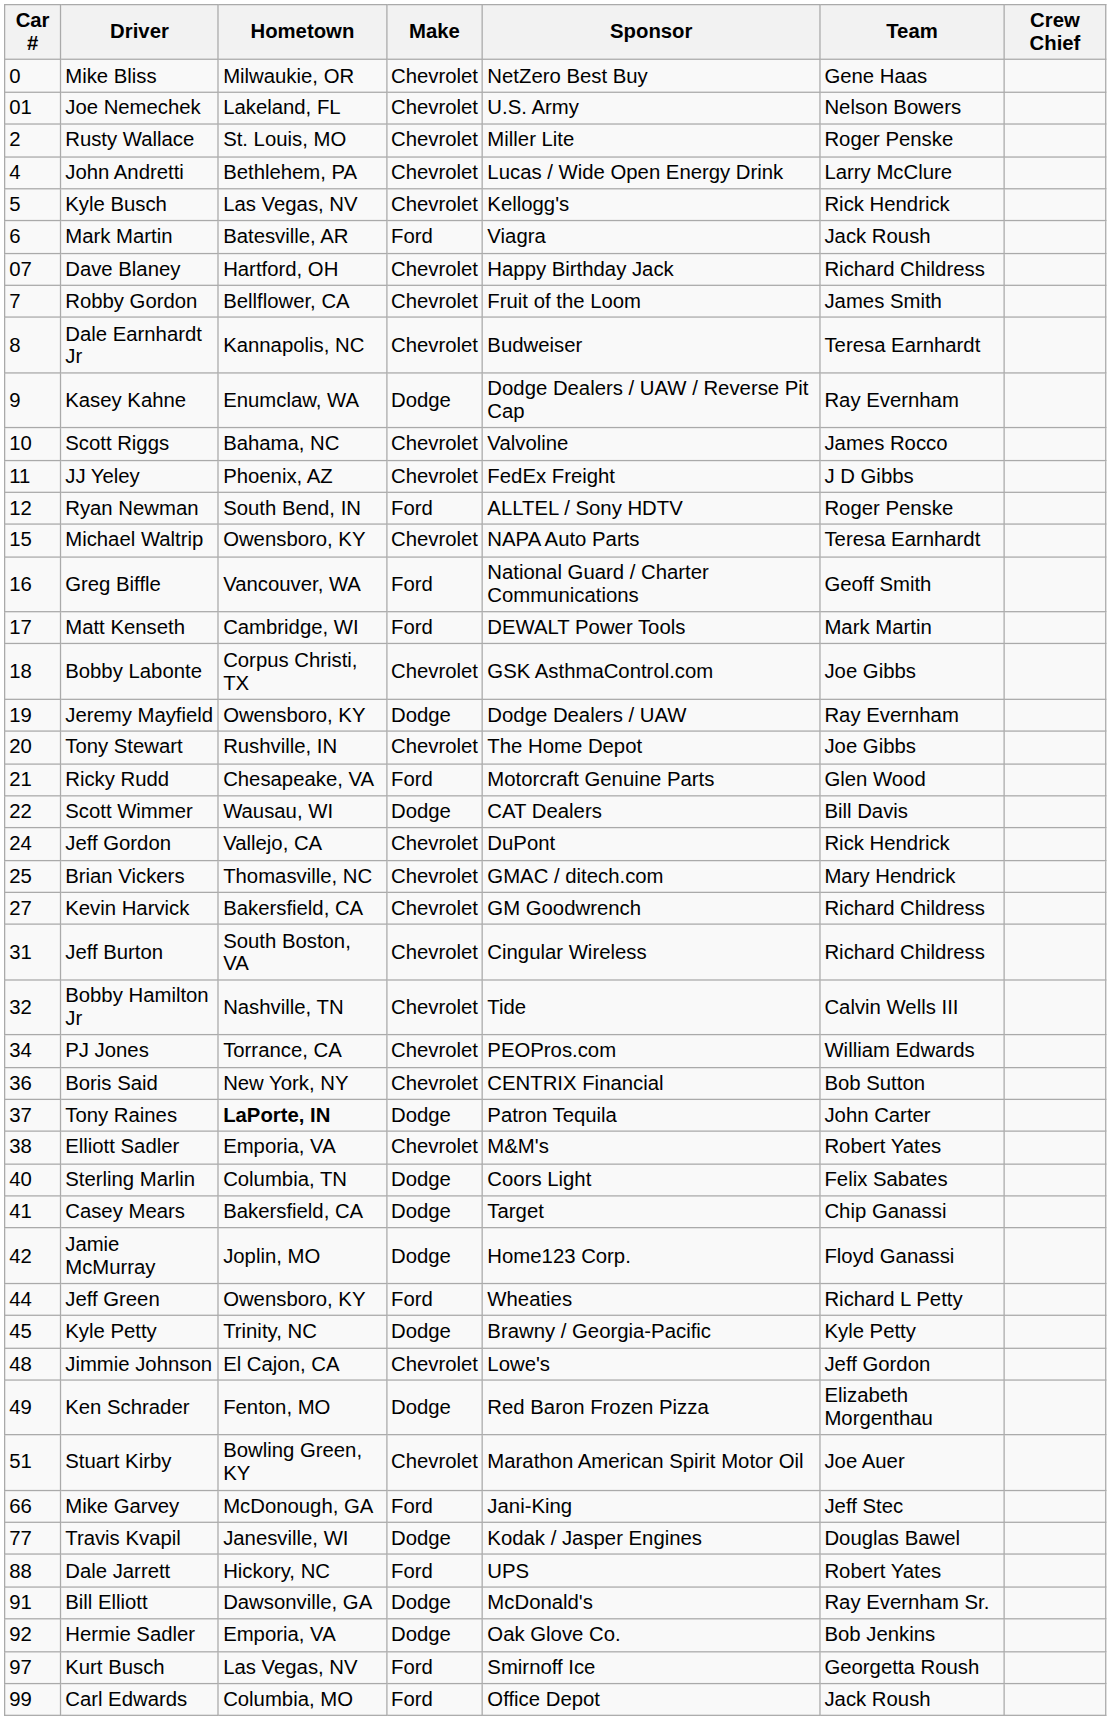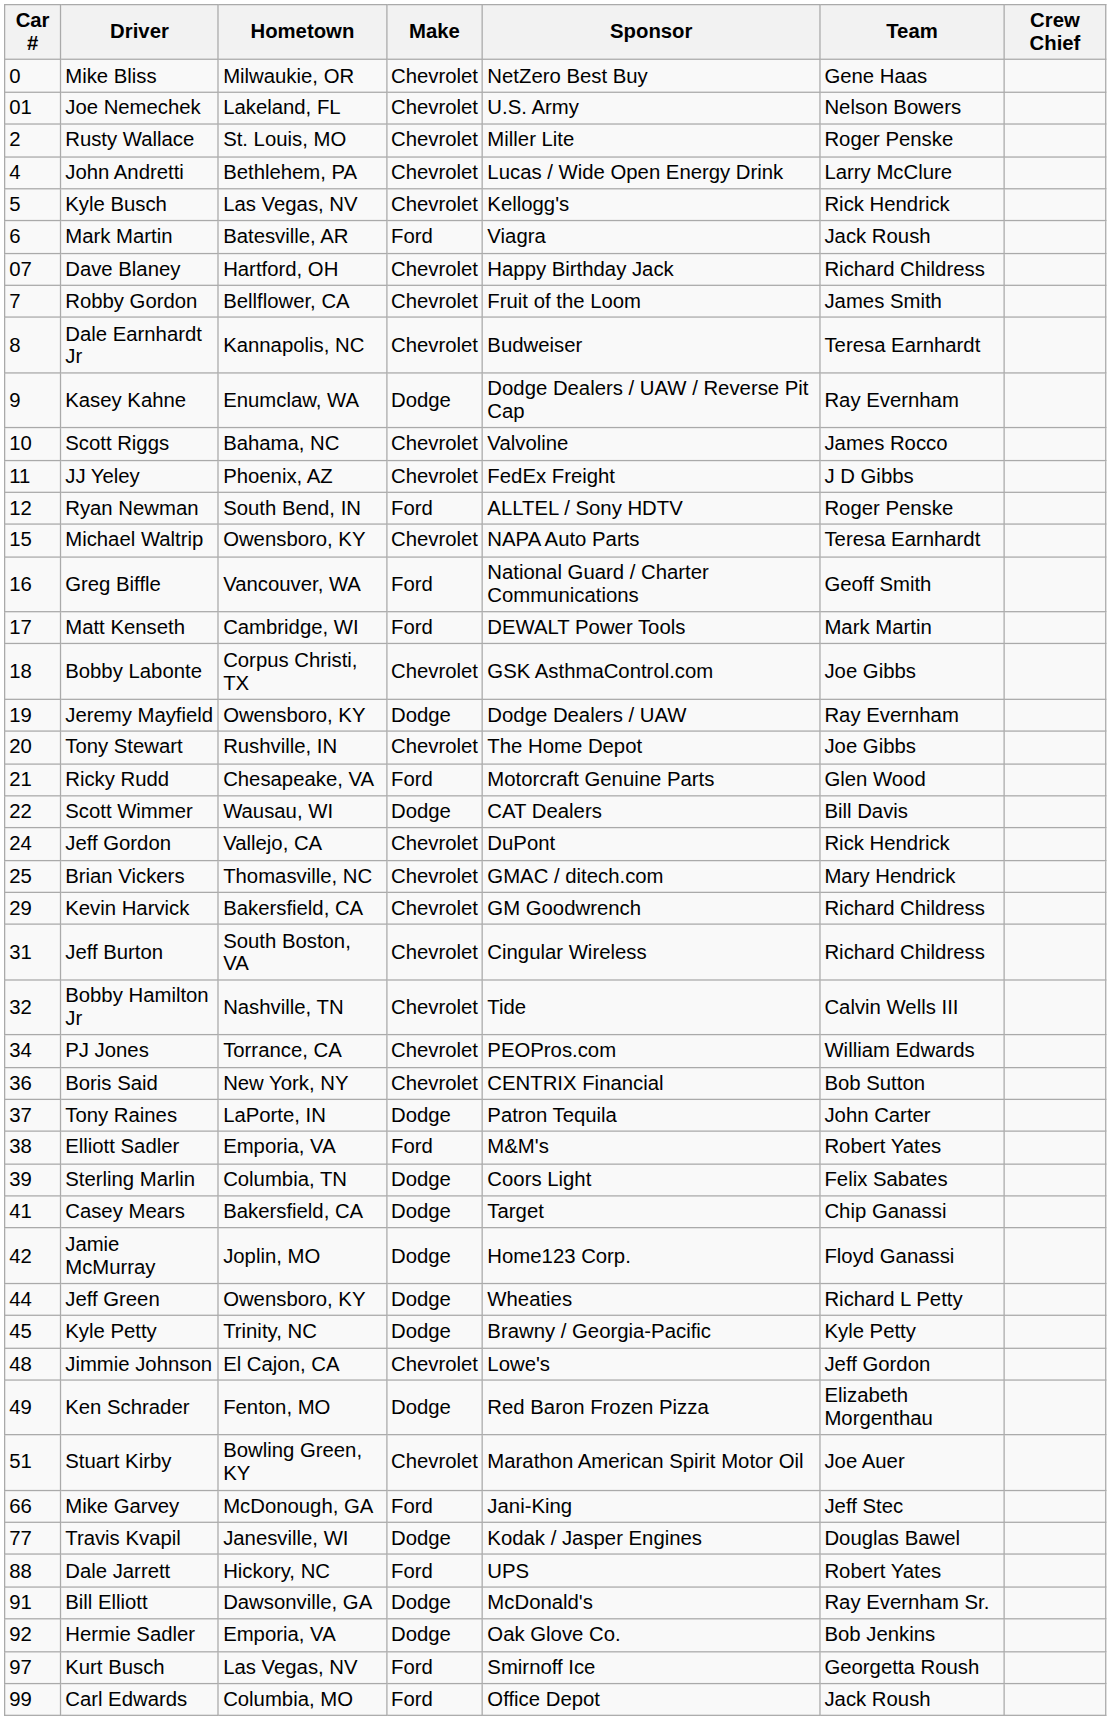(21, 908) 27 -> (21, 908) 29
(277, 1115) bold -> (275, 1115) normal
(435, 1147) Chevrolet -> (412, 1147) Ford
(21, 1179) 40 -> (21, 1179) 39
(412, 1299) Ford -> (421, 1299) Dodge
